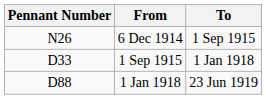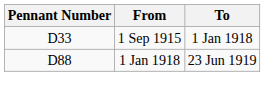- row: (150, 37)
